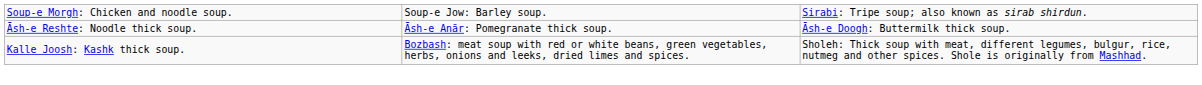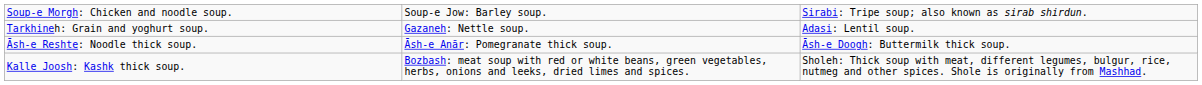+ row: (108, 29)
